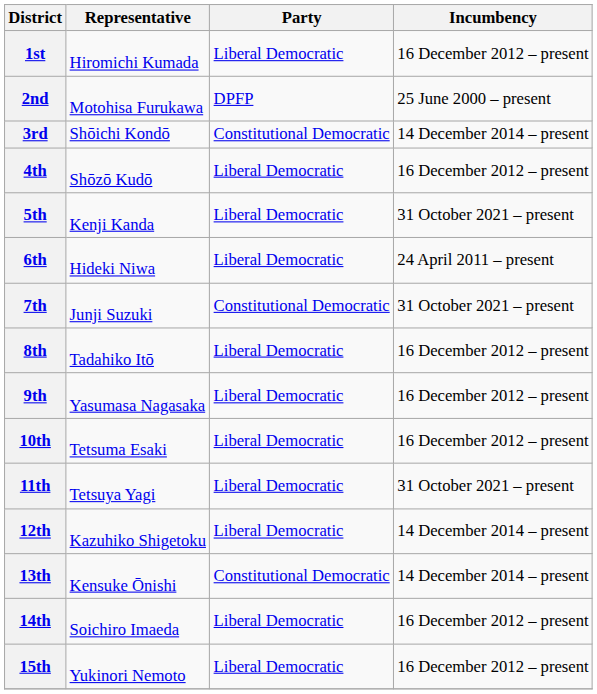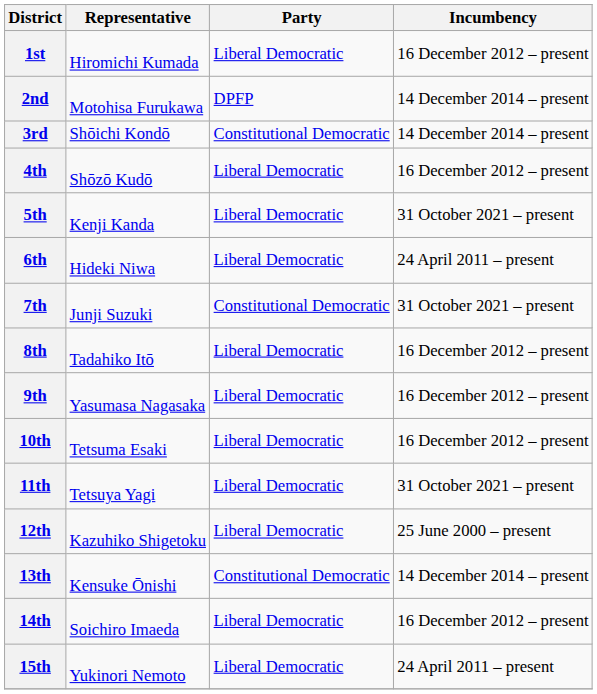(474, 98) 25 June 2000 – present -> (493, 98) 14 December 2014 – present
(493, 530) 14 December 2014 – present -> (474, 530) 25 June 2000 – present
(493, 666) 16 December 2012 – present -> (476, 666) 24 April 2011 – present
